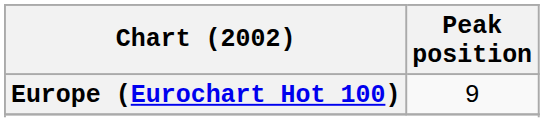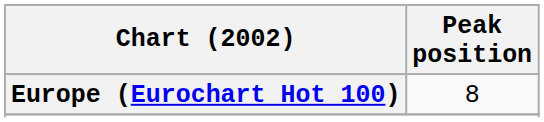(472, 95) 9 -> (472, 95) 8
